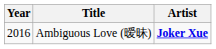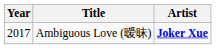(19, 33) 2016 -> (19, 33) 2017
